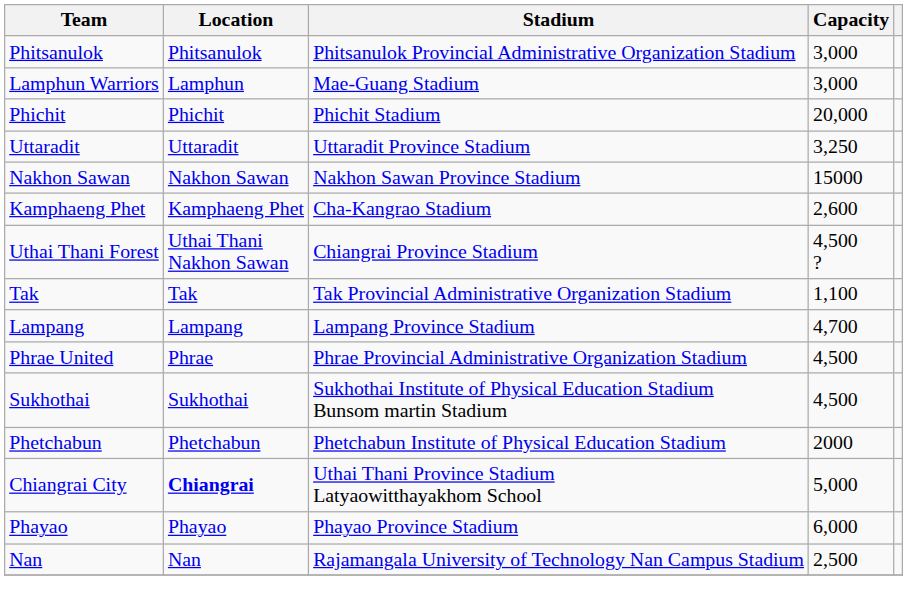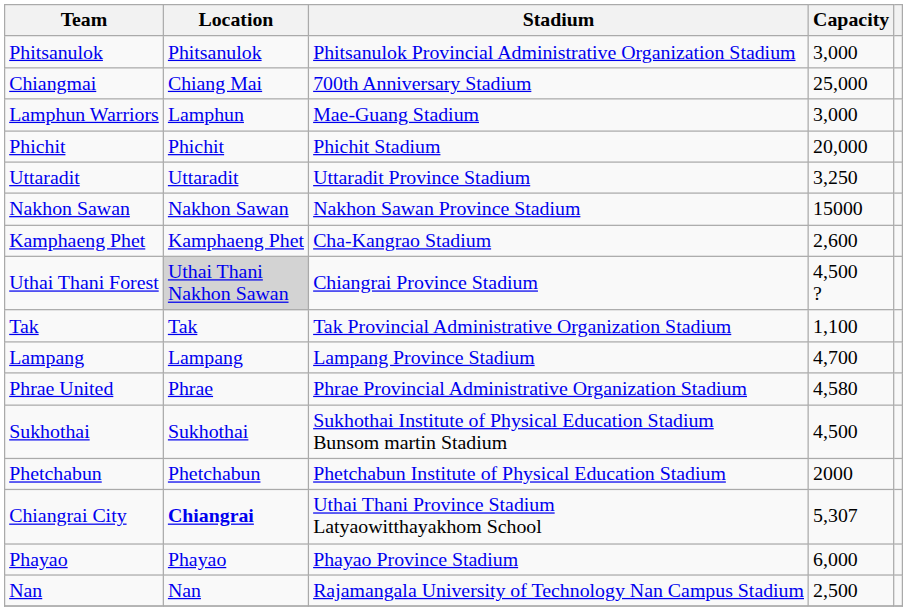+ row: (53, 83)
(228, 251) no background -> (228, 283) lightgrey background
(835, 357) 4,500 -> (835, 388) 4,580
(835, 485) 5,000 -> (835, 516) 5,307
